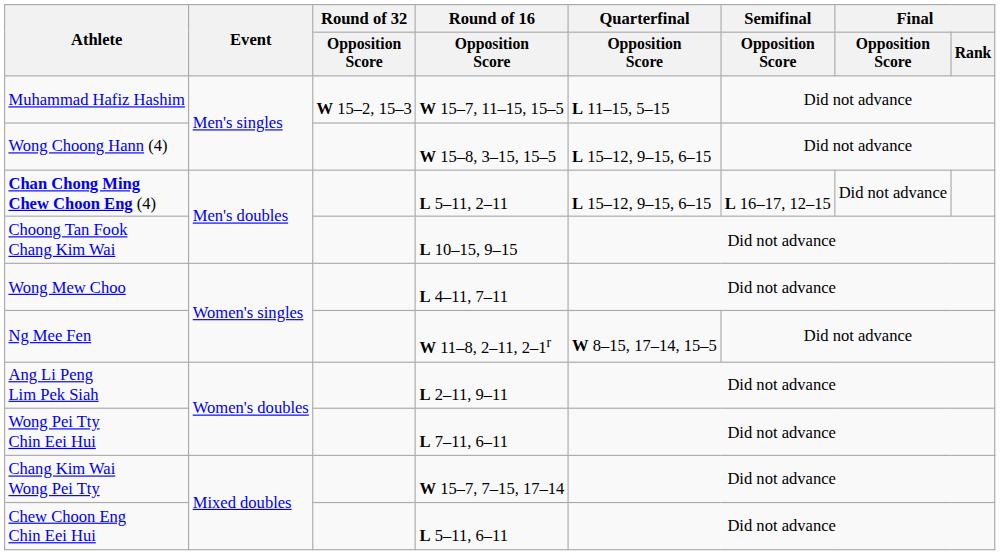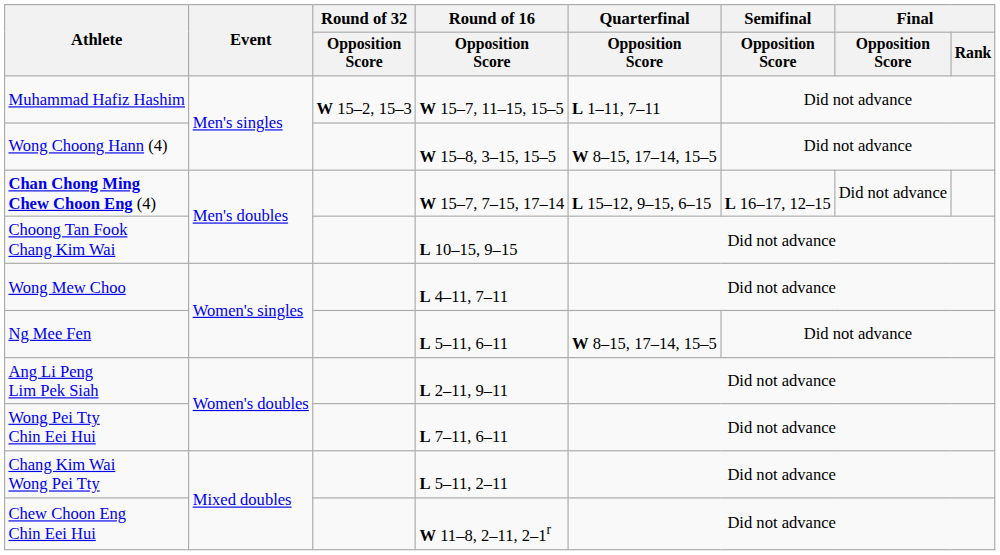(621, 109) L 11–15, 5–15 -> (616, 109) L 1–11, 7–11
(642, 156) L 15–12, 9–15, 6–15 -> (644, 156) W 8–15, 17–14, 15–5
(464, 203) L 5–11, 2–11 -> (492, 203) W 15–7, 7–15, 17–14
(485, 346) W 11–8, 2–11, 2–1r -> (464, 343) L 5–11, 6–11
(492, 488) W 15–7, 7–15, 17–14 -> (464, 484) L 5–11, 2–11
(464, 535) L 5–11, 6–11 -> (485, 533) W 11–8, 2–11, 2–1r
